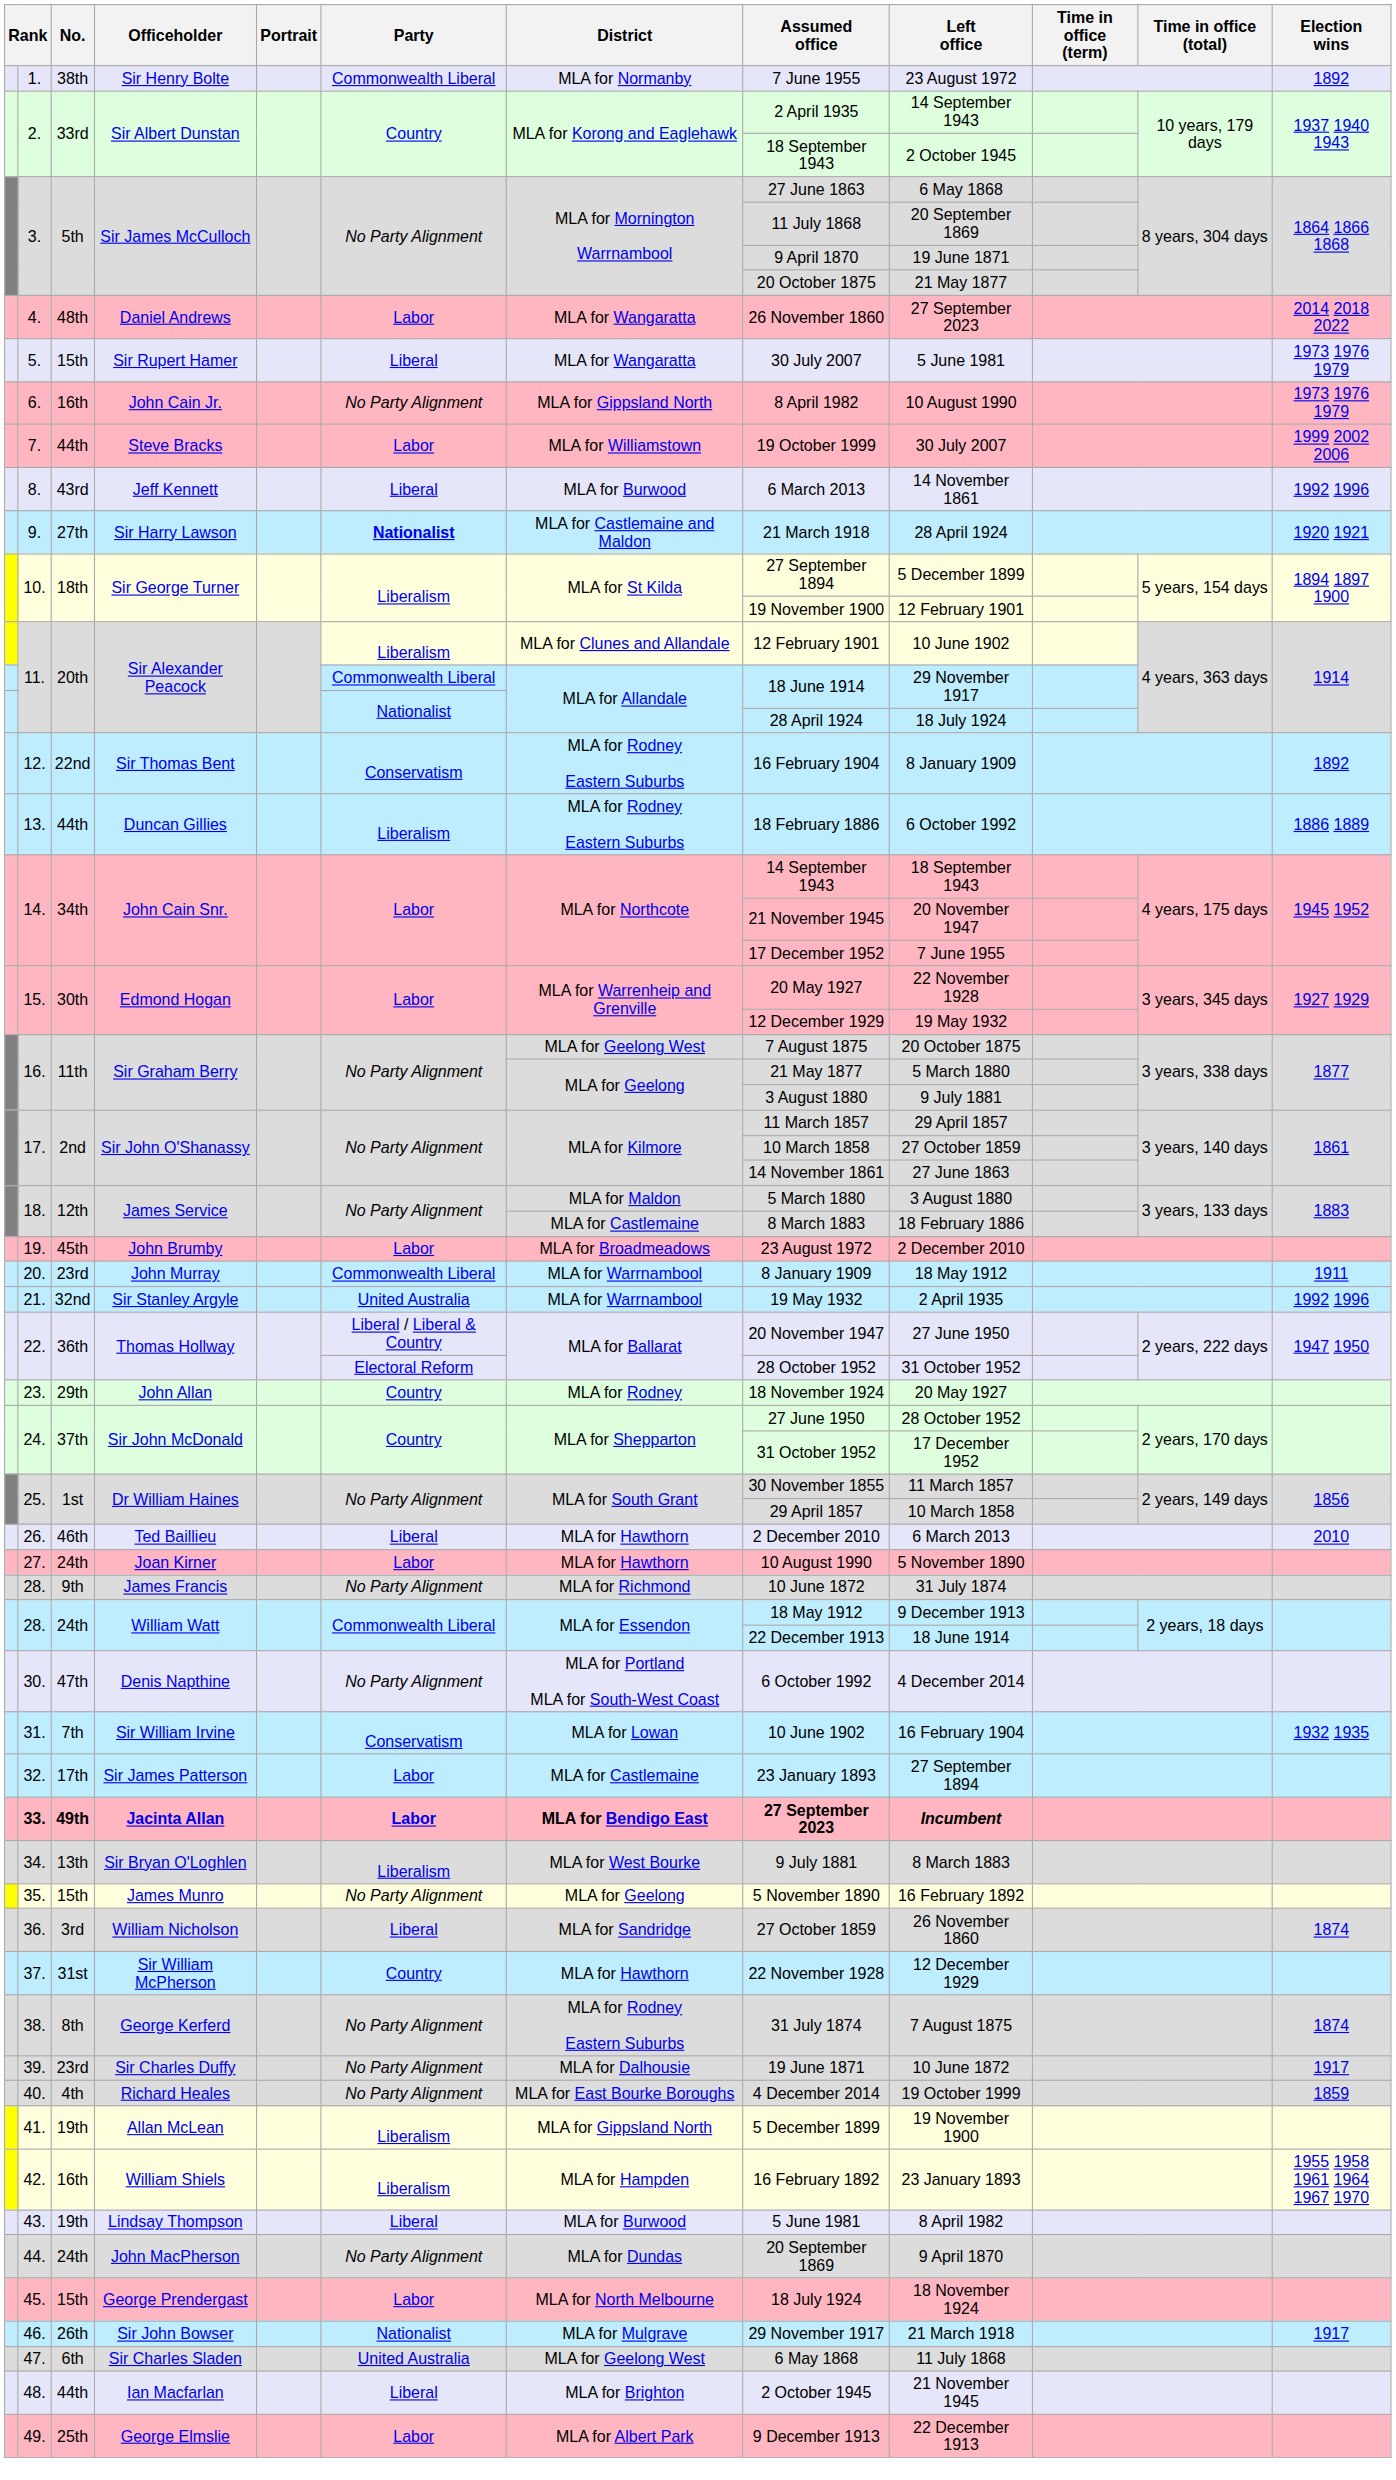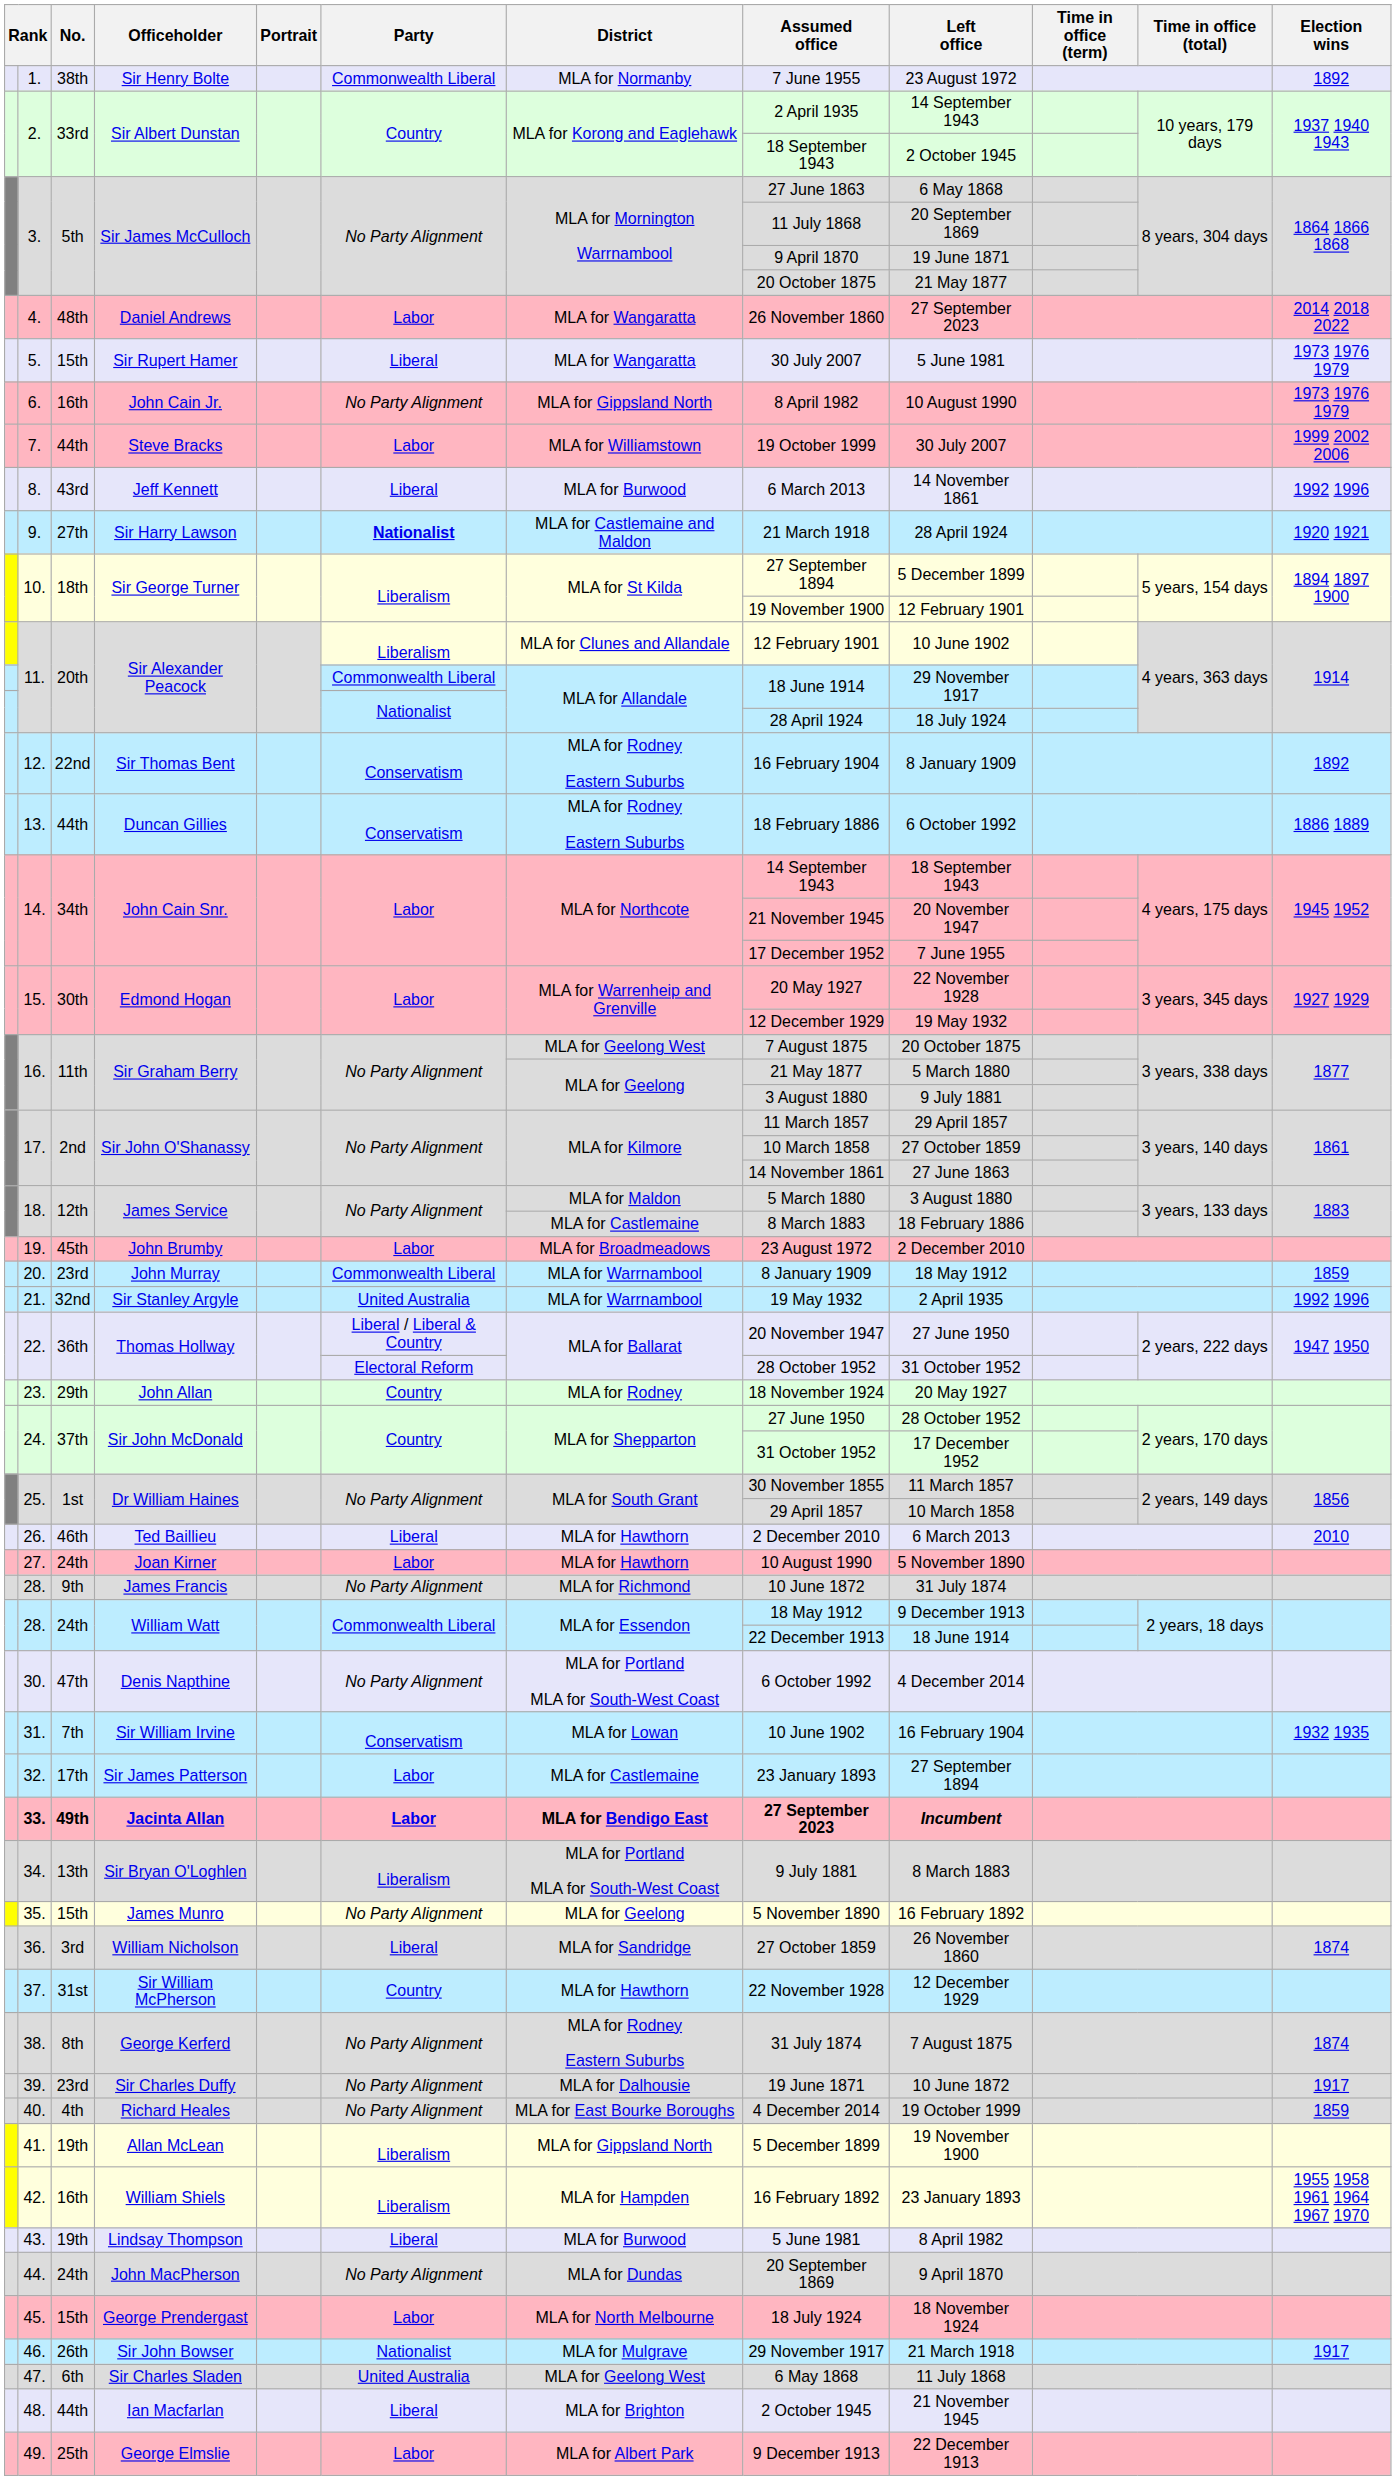(414, 833) Liberalism -> (414, 833) Conservatism
(1331, 1274) 1911 -> (1331, 1274) 1859
(625, 1862) MLA for West Bourke -> (625, 1871) MLA for Portland MLA for South-West Coast
